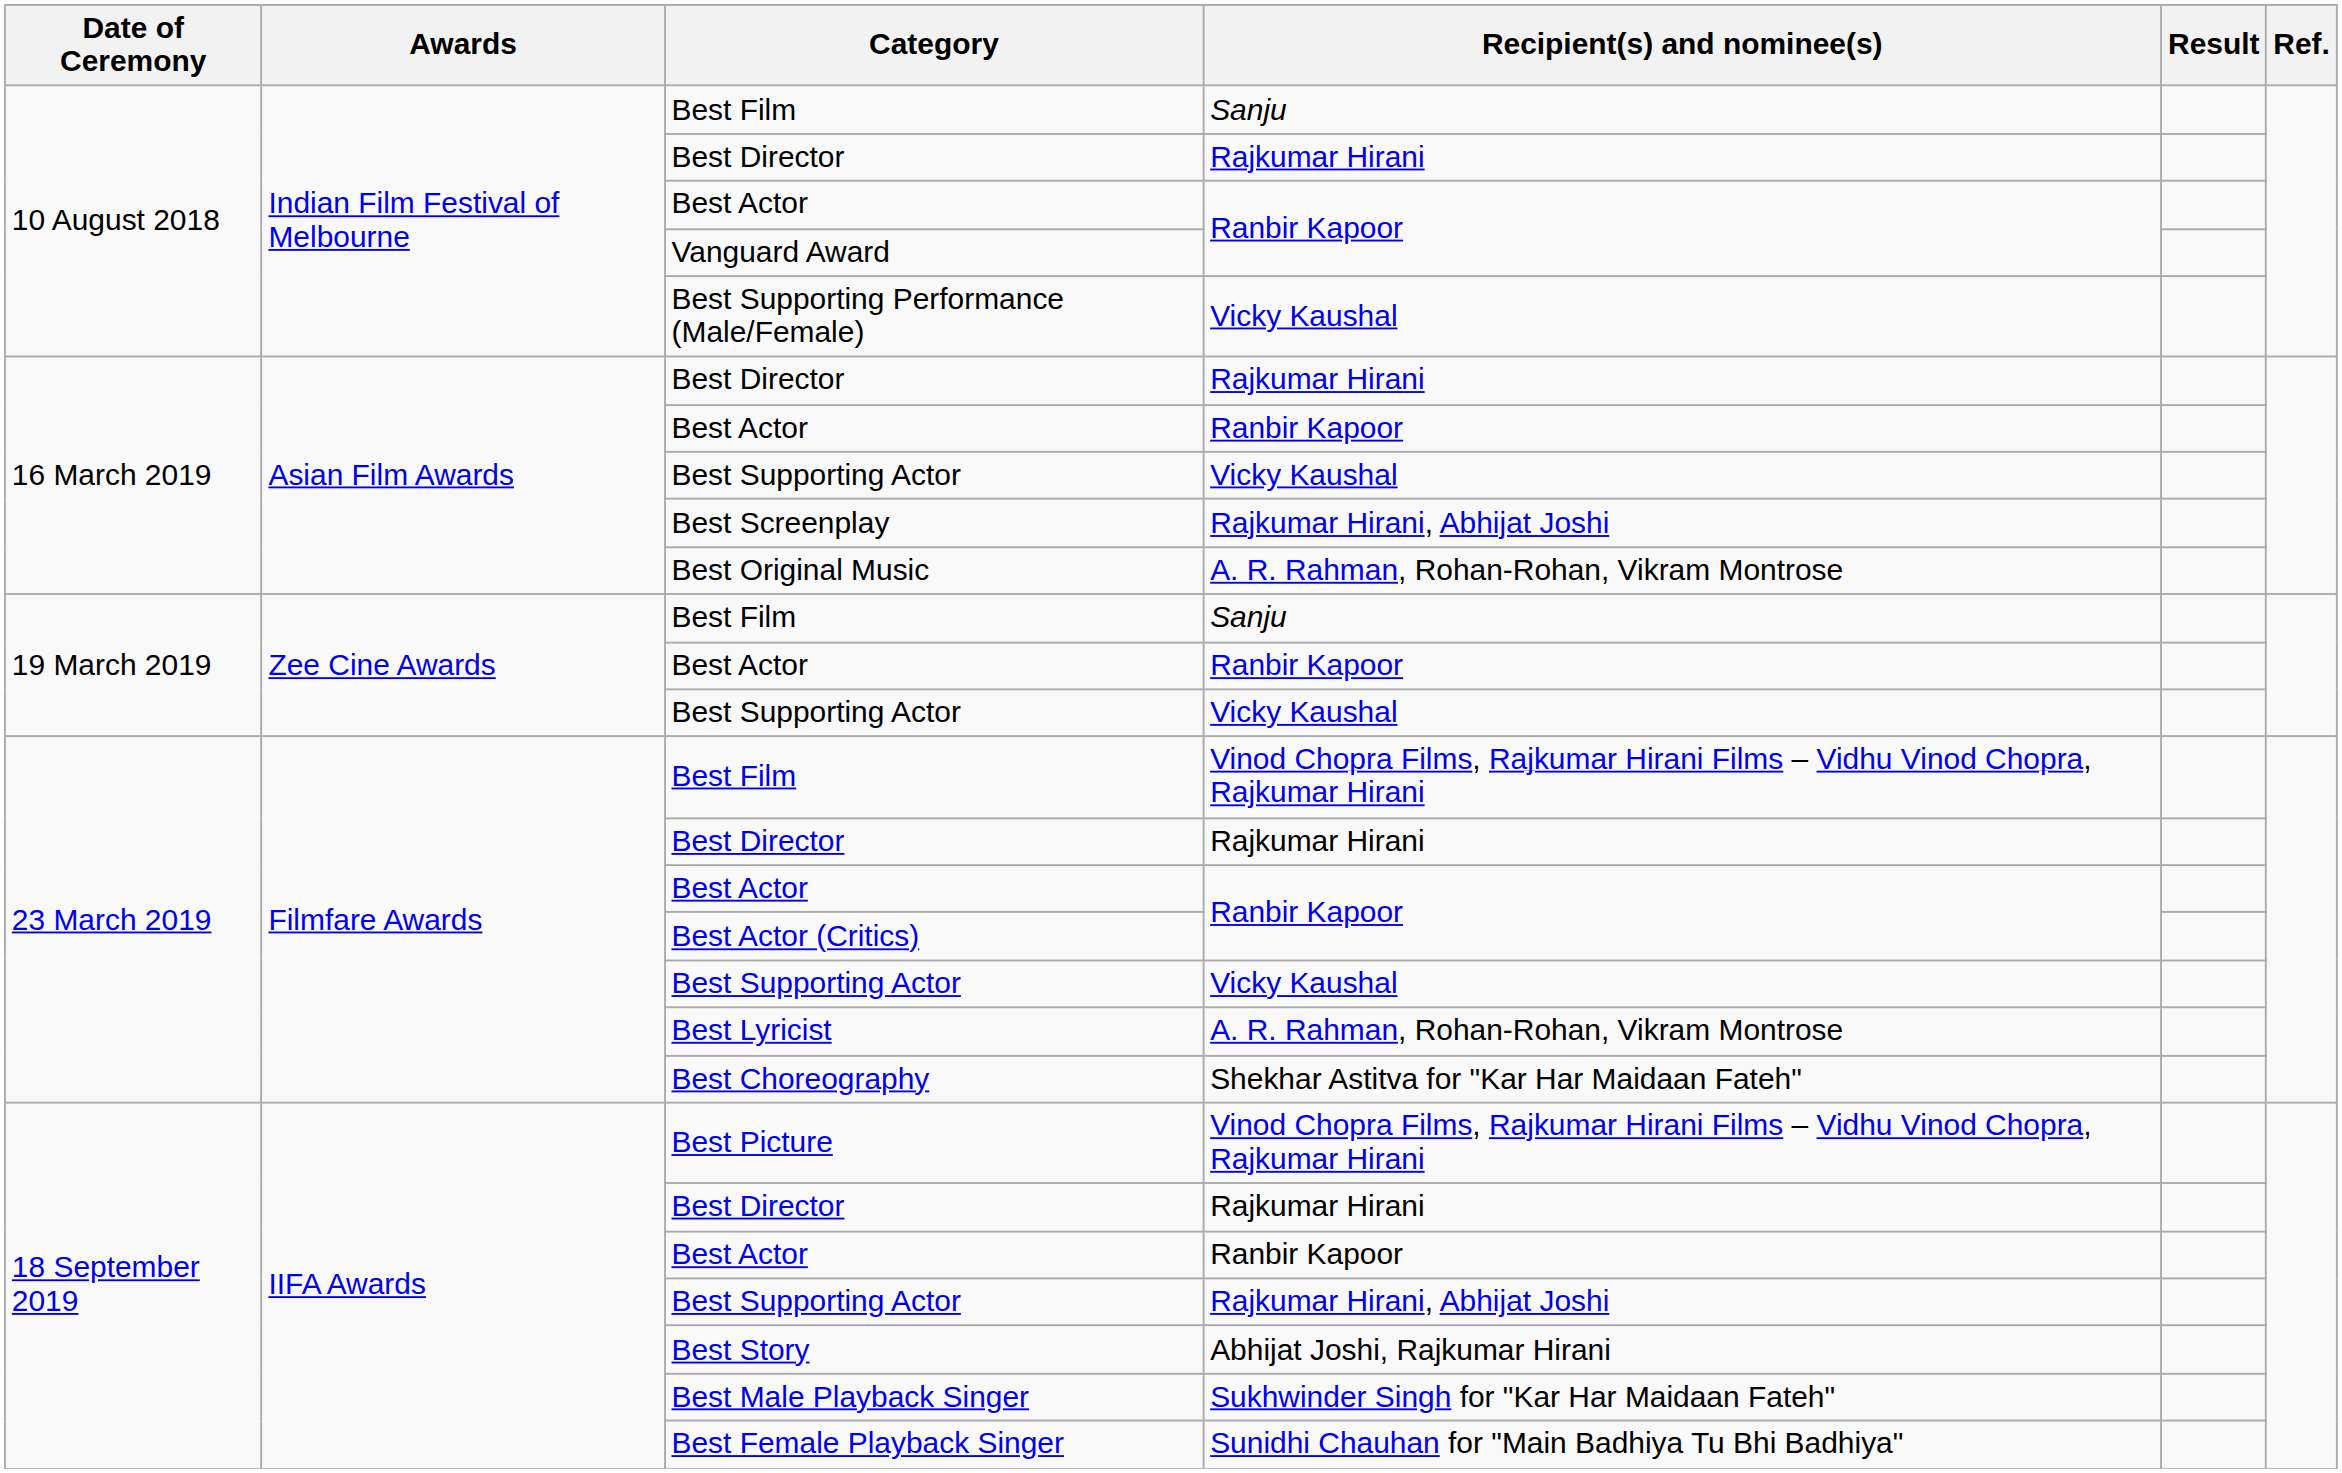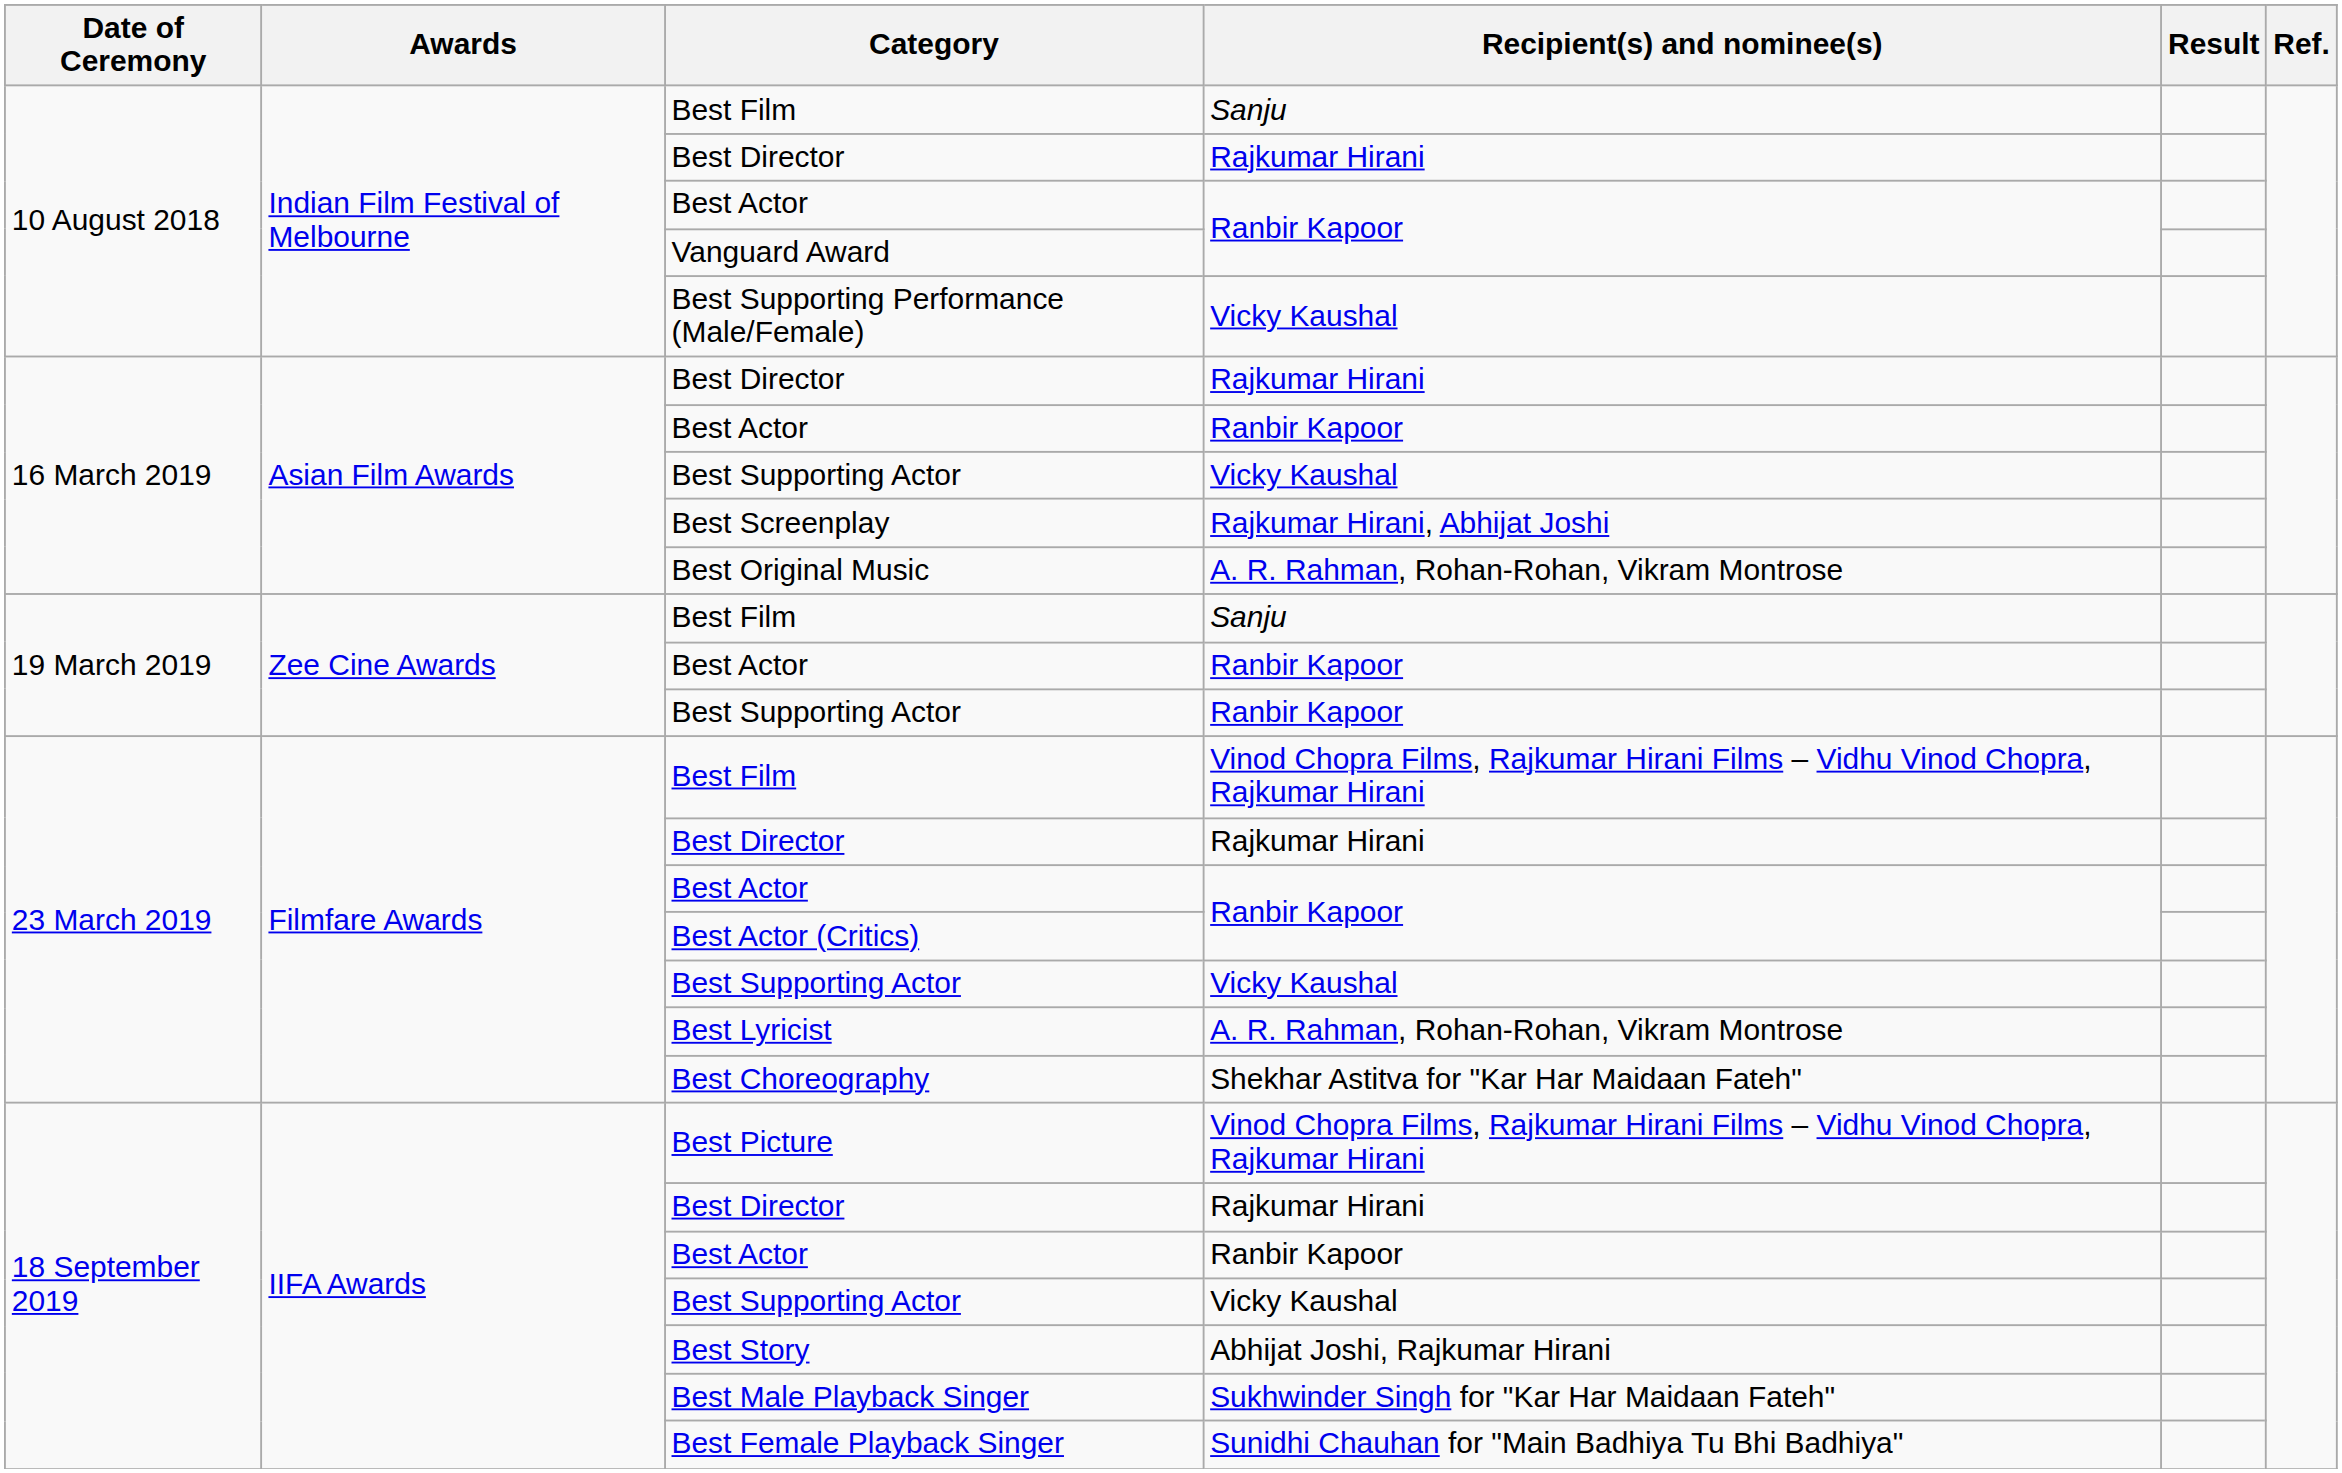(1304, 712) Vicky Kaushal -> (1307, 712) Ranbir Kapoor
(1410, 1301) Rajkumar Hirani, Abhijat Joshi -> (1304, 1301) Vicky Kaushal
